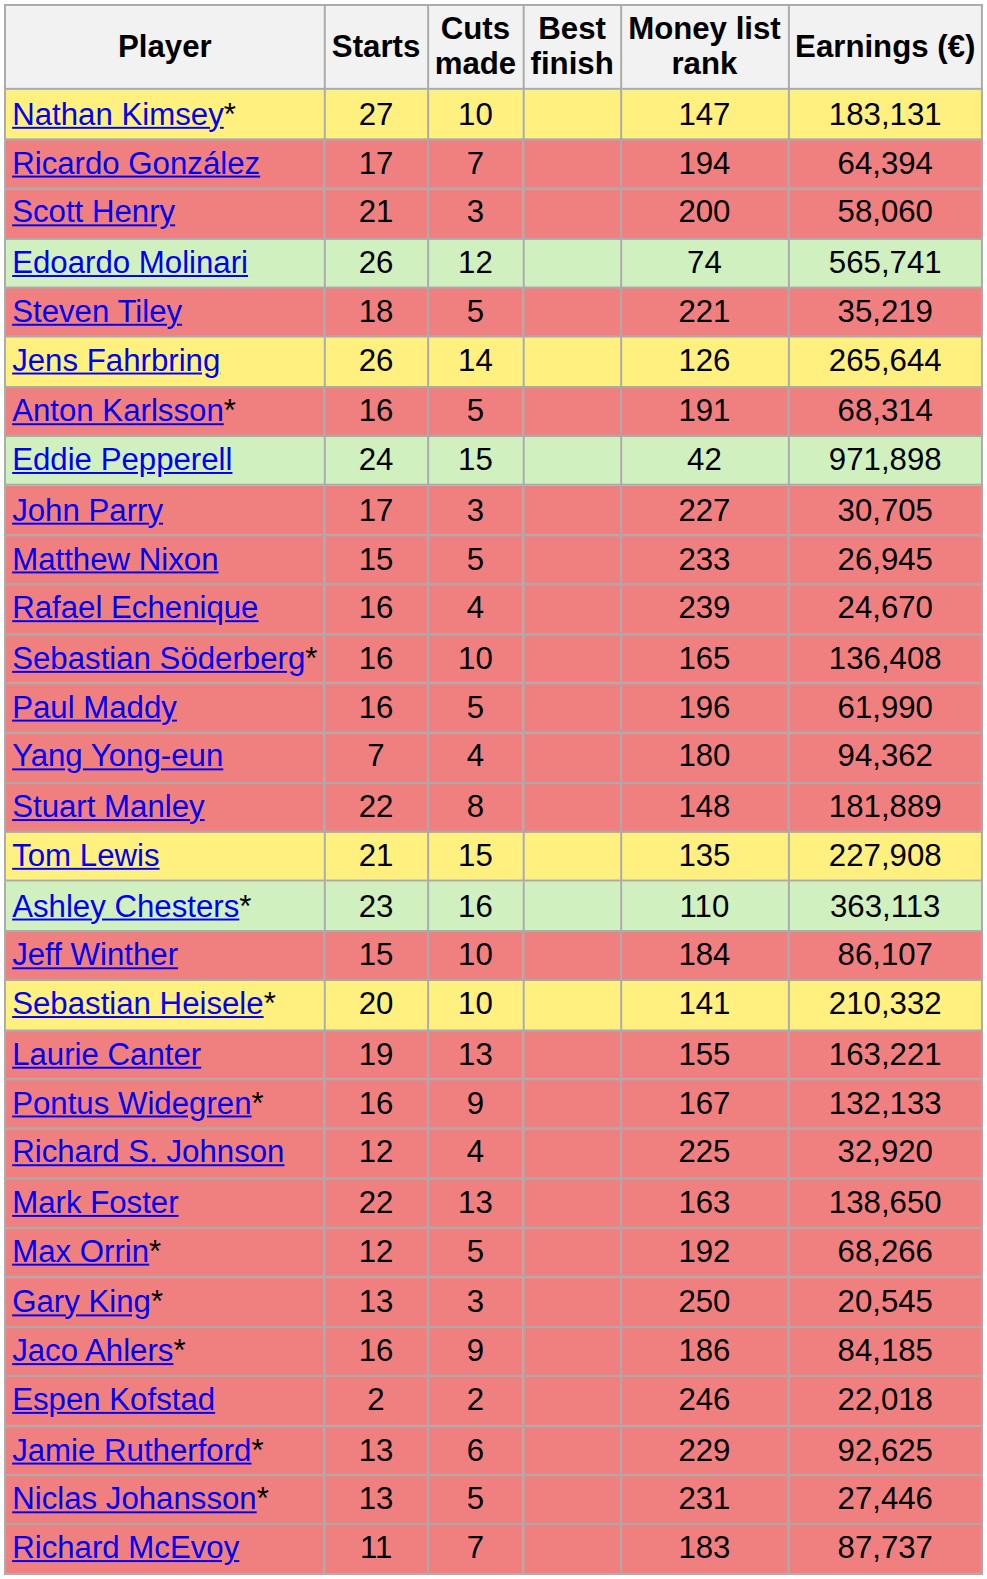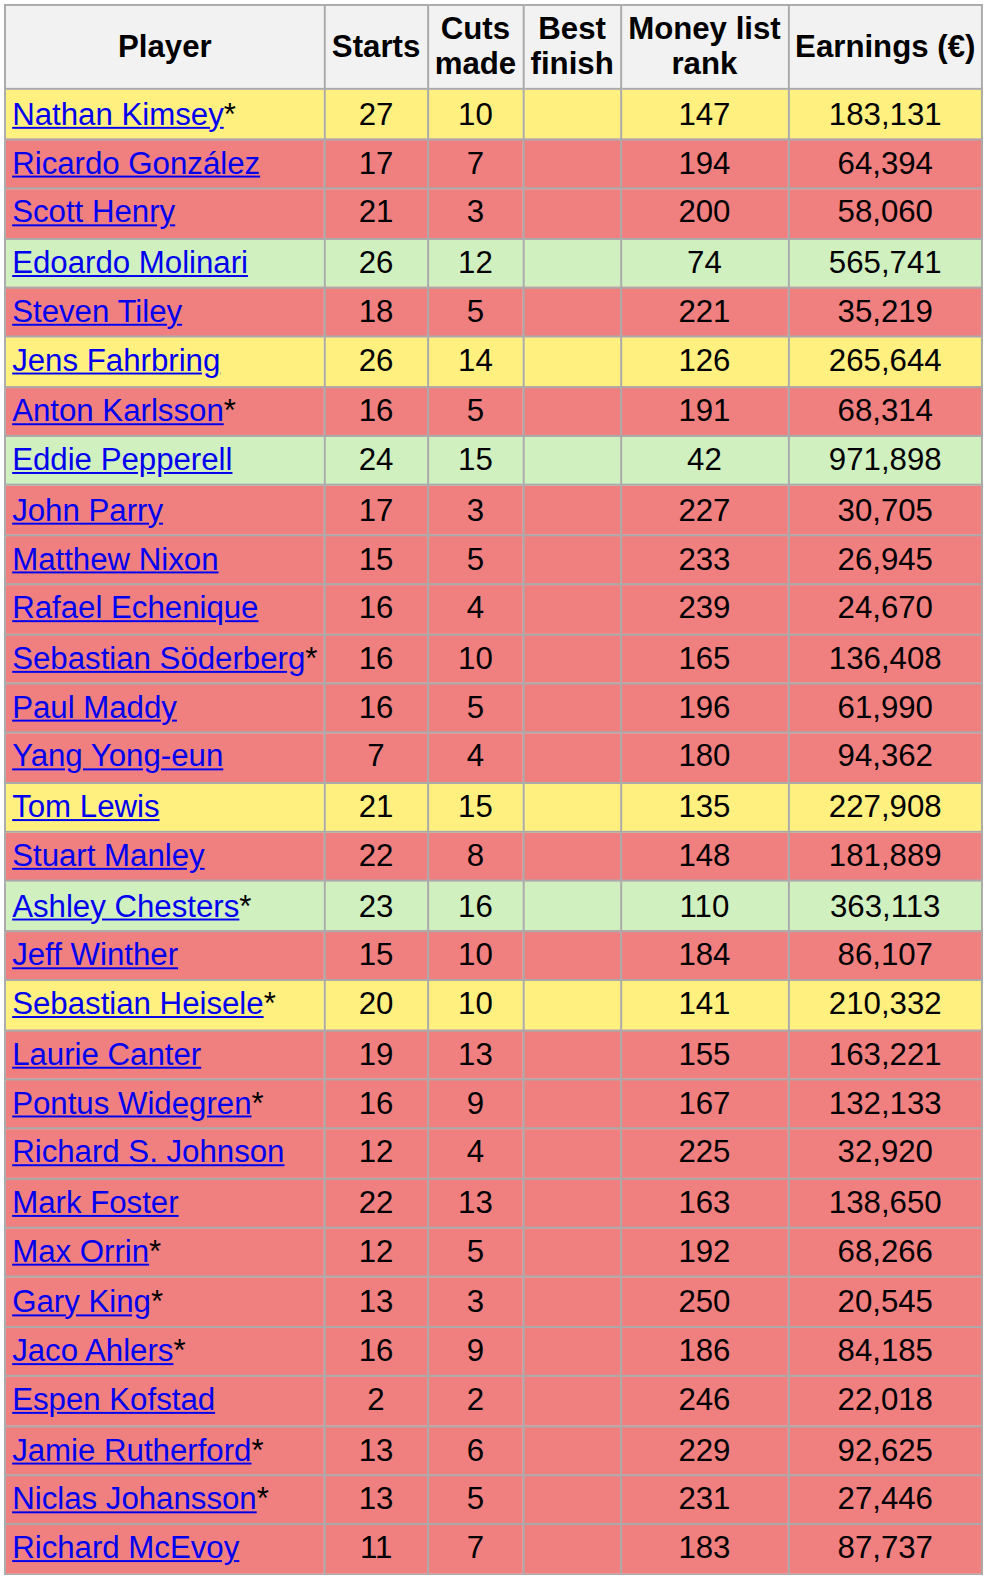rows swapped: (86, 856) <-> (108, 806)
